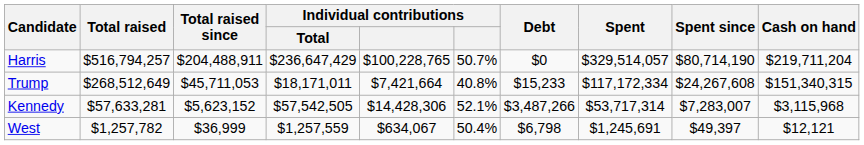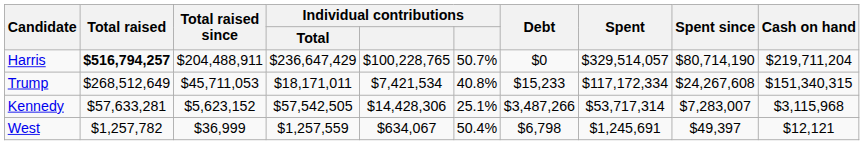(127, 60) normal -> (127, 60) bold
(407, 83) $7,421,664 -> (407, 83) $7,421,534
(477, 106) 52.1% -> (477, 106) 25.1%
